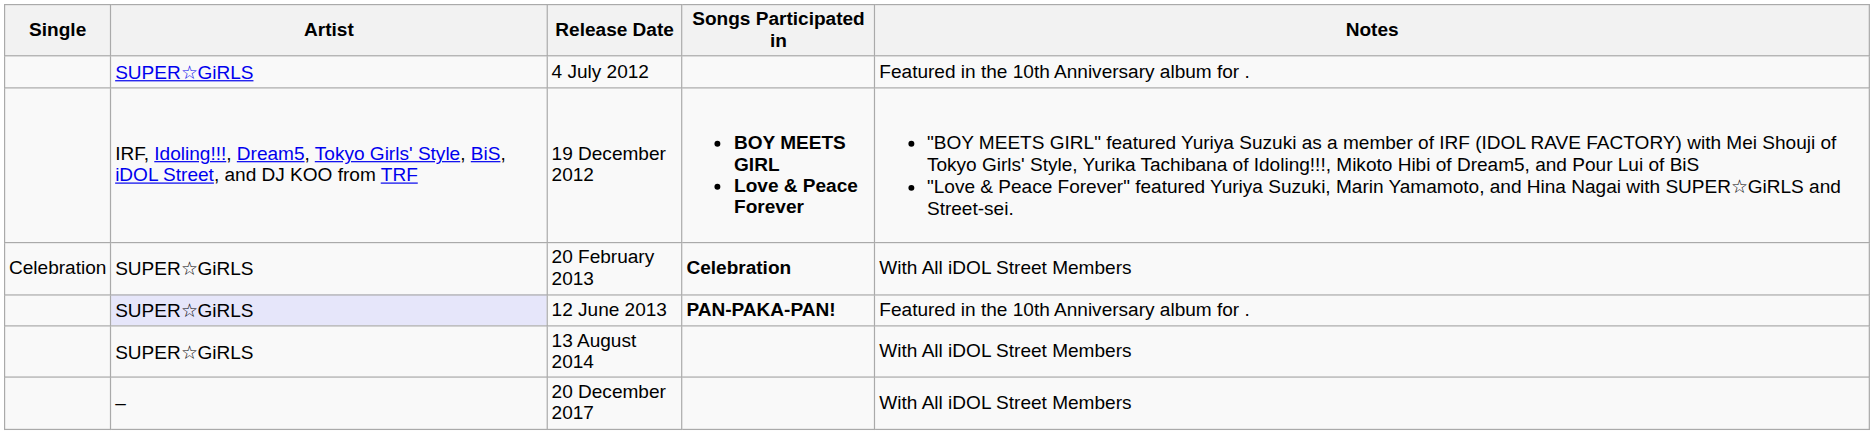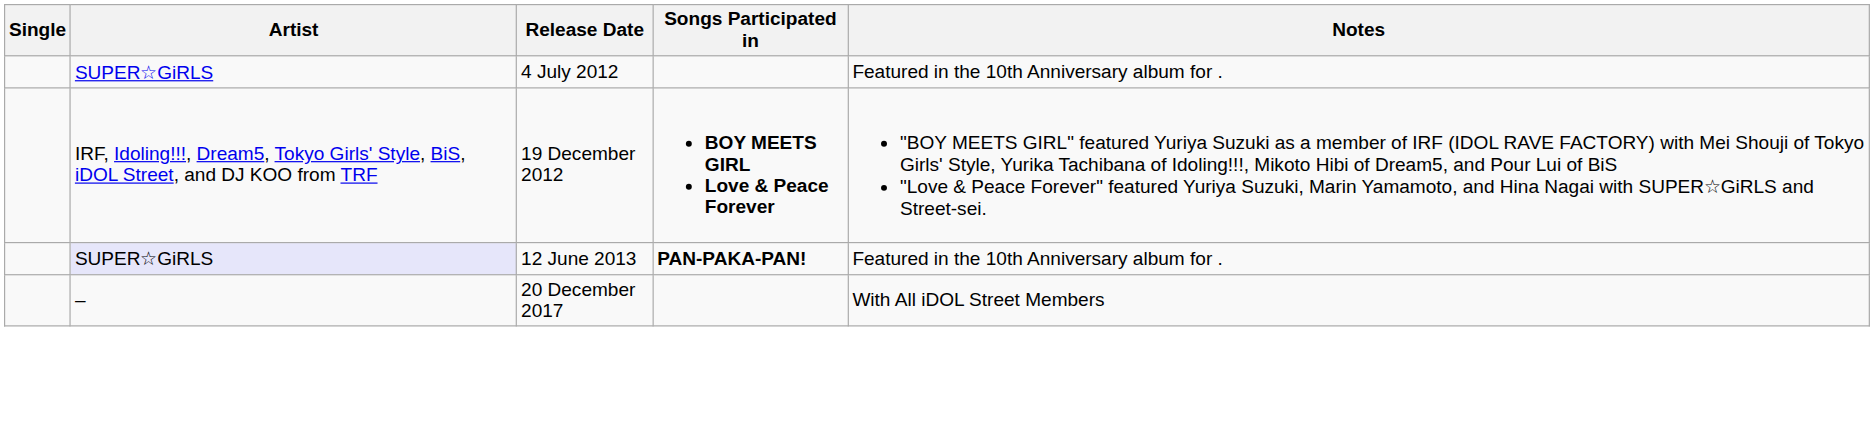- row: (603, 268)
- row: (594, 351)
